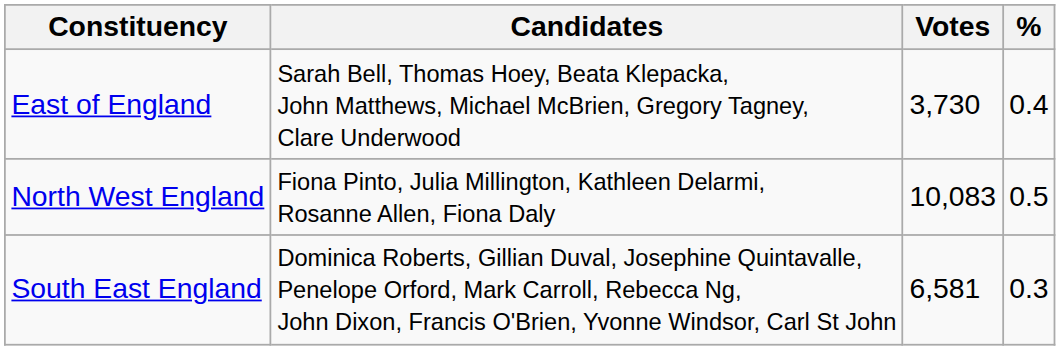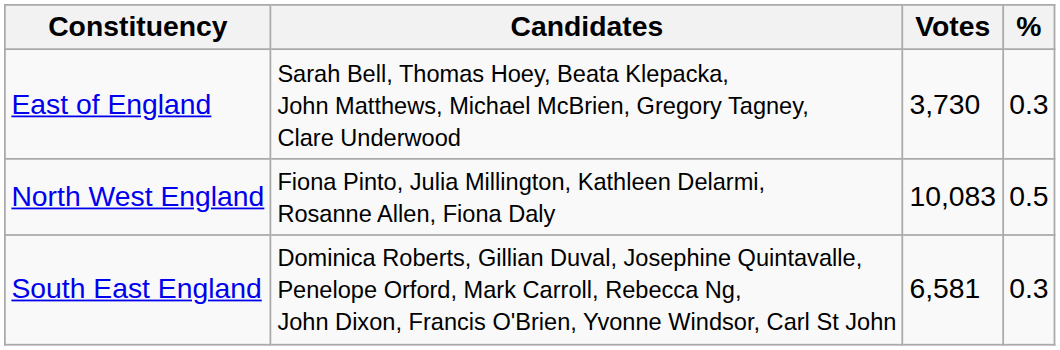(1029, 103) 0.4 -> (1029, 103) 0.3
